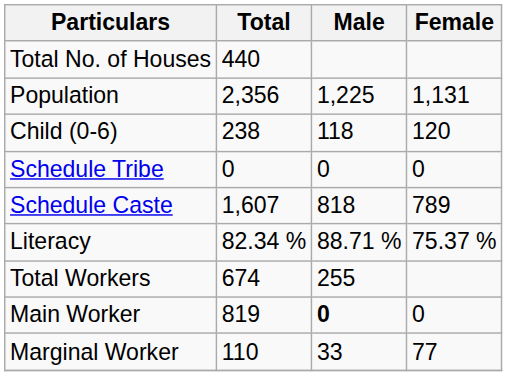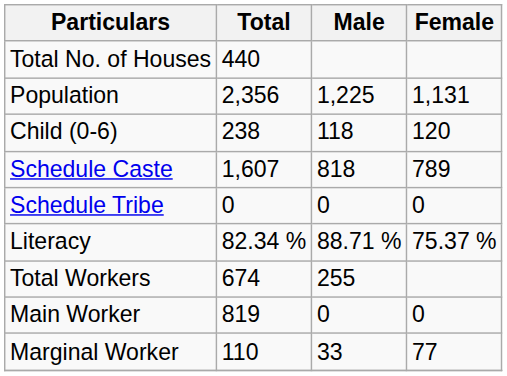rows swapped: (91, 205) <-> (87, 168)
(323, 315) bold -> (323, 315) normal
